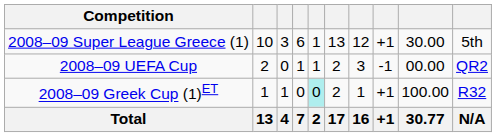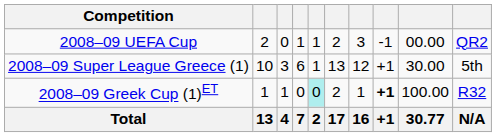rows swapped: (128, 41) <-> (128, 66)
(385, 92) normal -> (385, 92) bold
